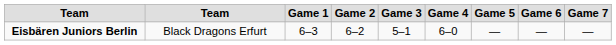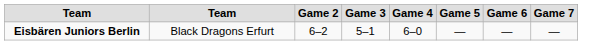- column: (308, 13)
